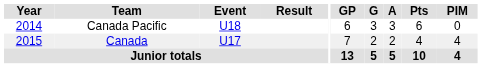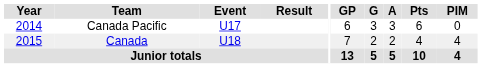(230, 26) U18 -> (230, 26) U17
(230, 41) U17 -> (230, 41) U18
